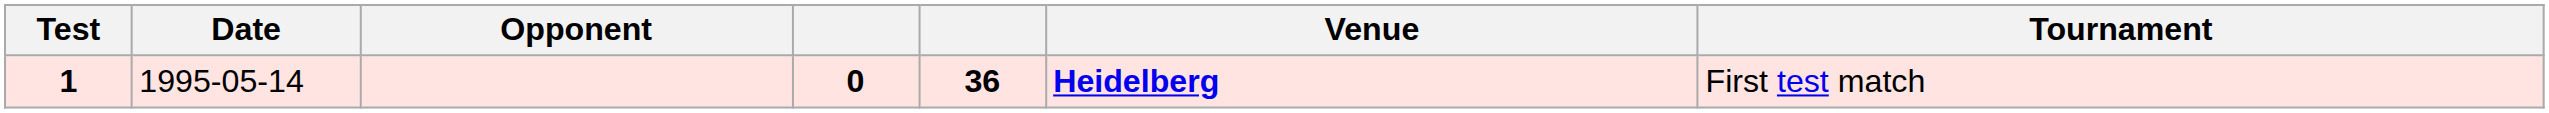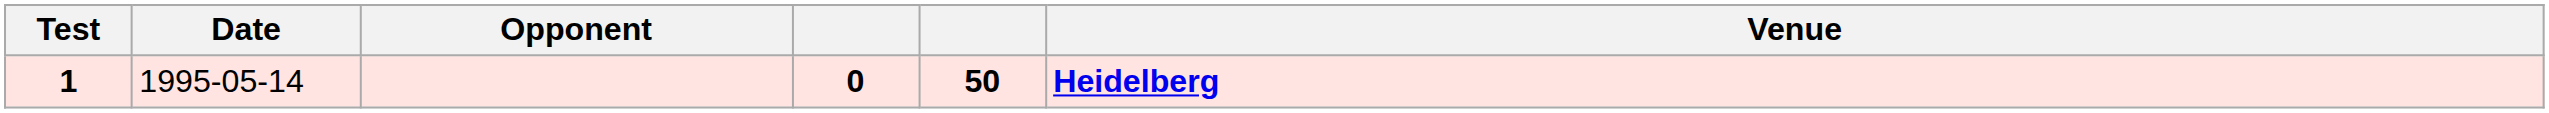- column: (2121, 30)
(982, 81) 36 -> (982, 81) 50
